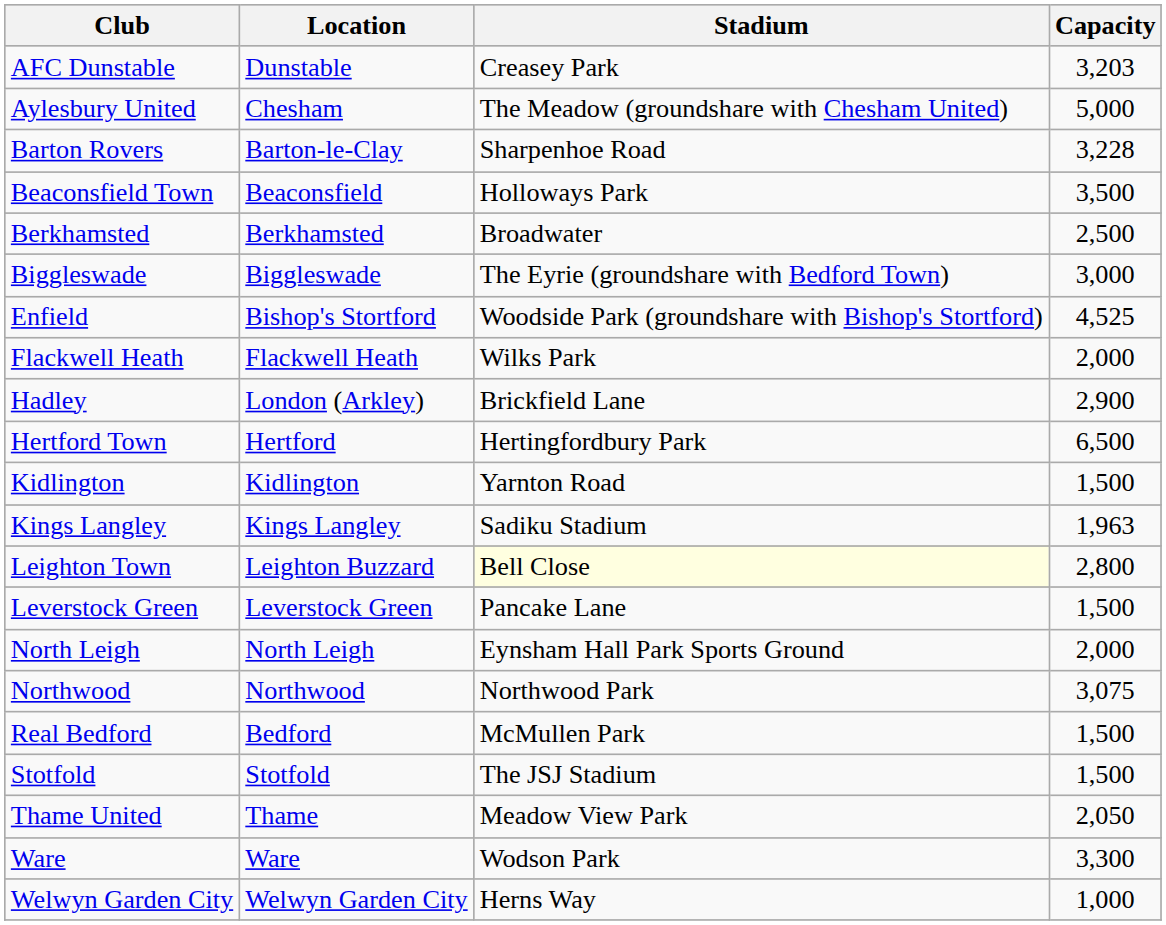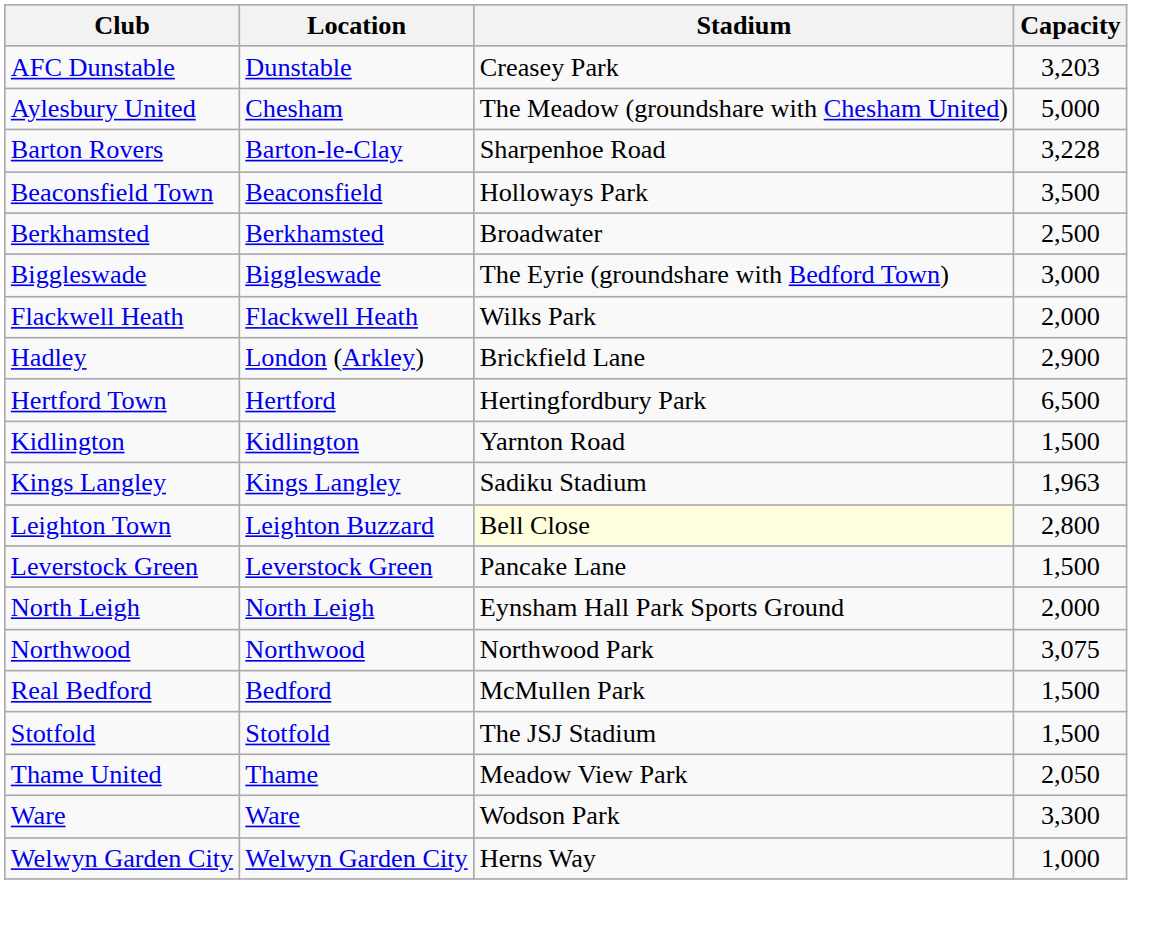- row: (49, 316)
